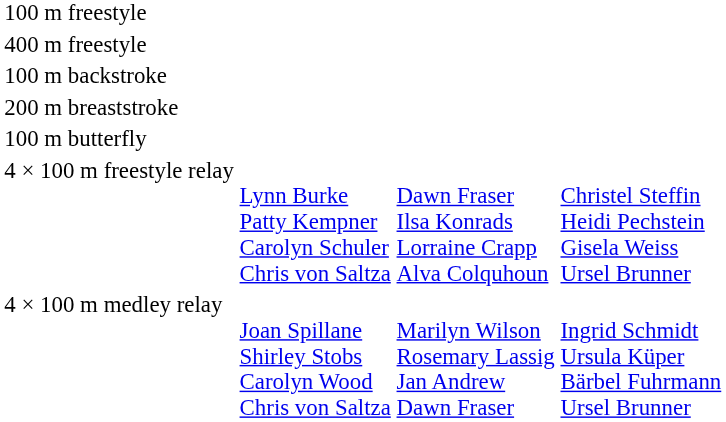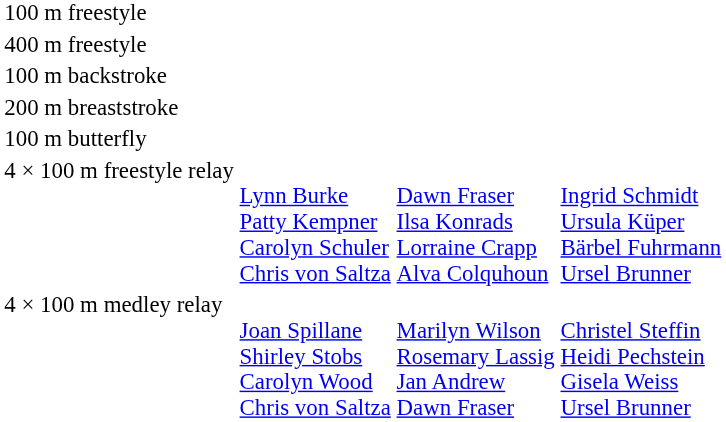(633, 234) Christel Steffin Heidi Pechstein Gisela Weiss Ursel Brunner -> (641, 234) Ingrid Schmidt Ursula Küper Bärbel Fuhrmann Ursel Brunner
(641, 369) Ingrid Schmidt Ursula Küper Bärbel Fuhrmann Ursel Brunner -> (633, 369) Christel Steffin Heidi Pechstein Gisela Weiss Ursel Brunner
